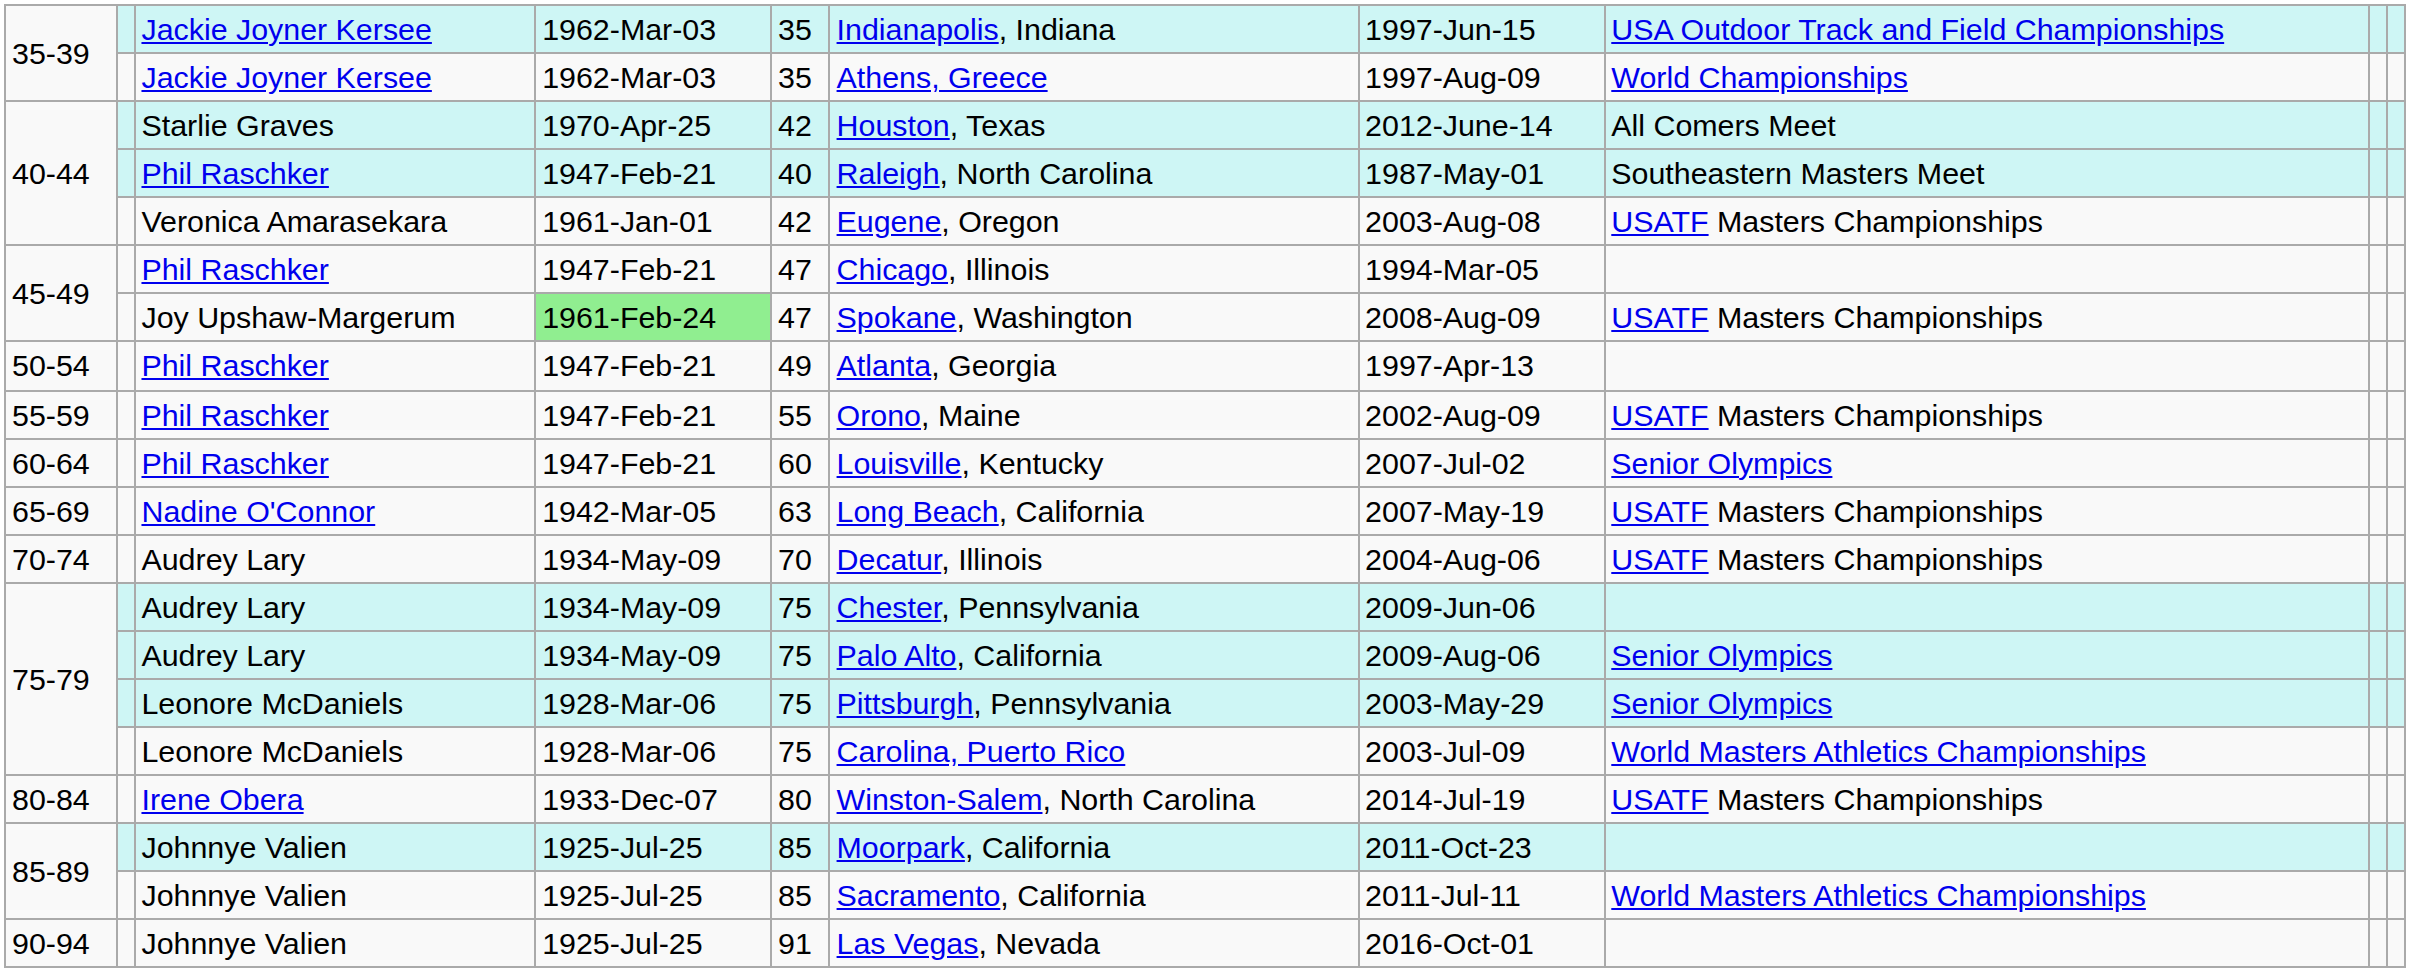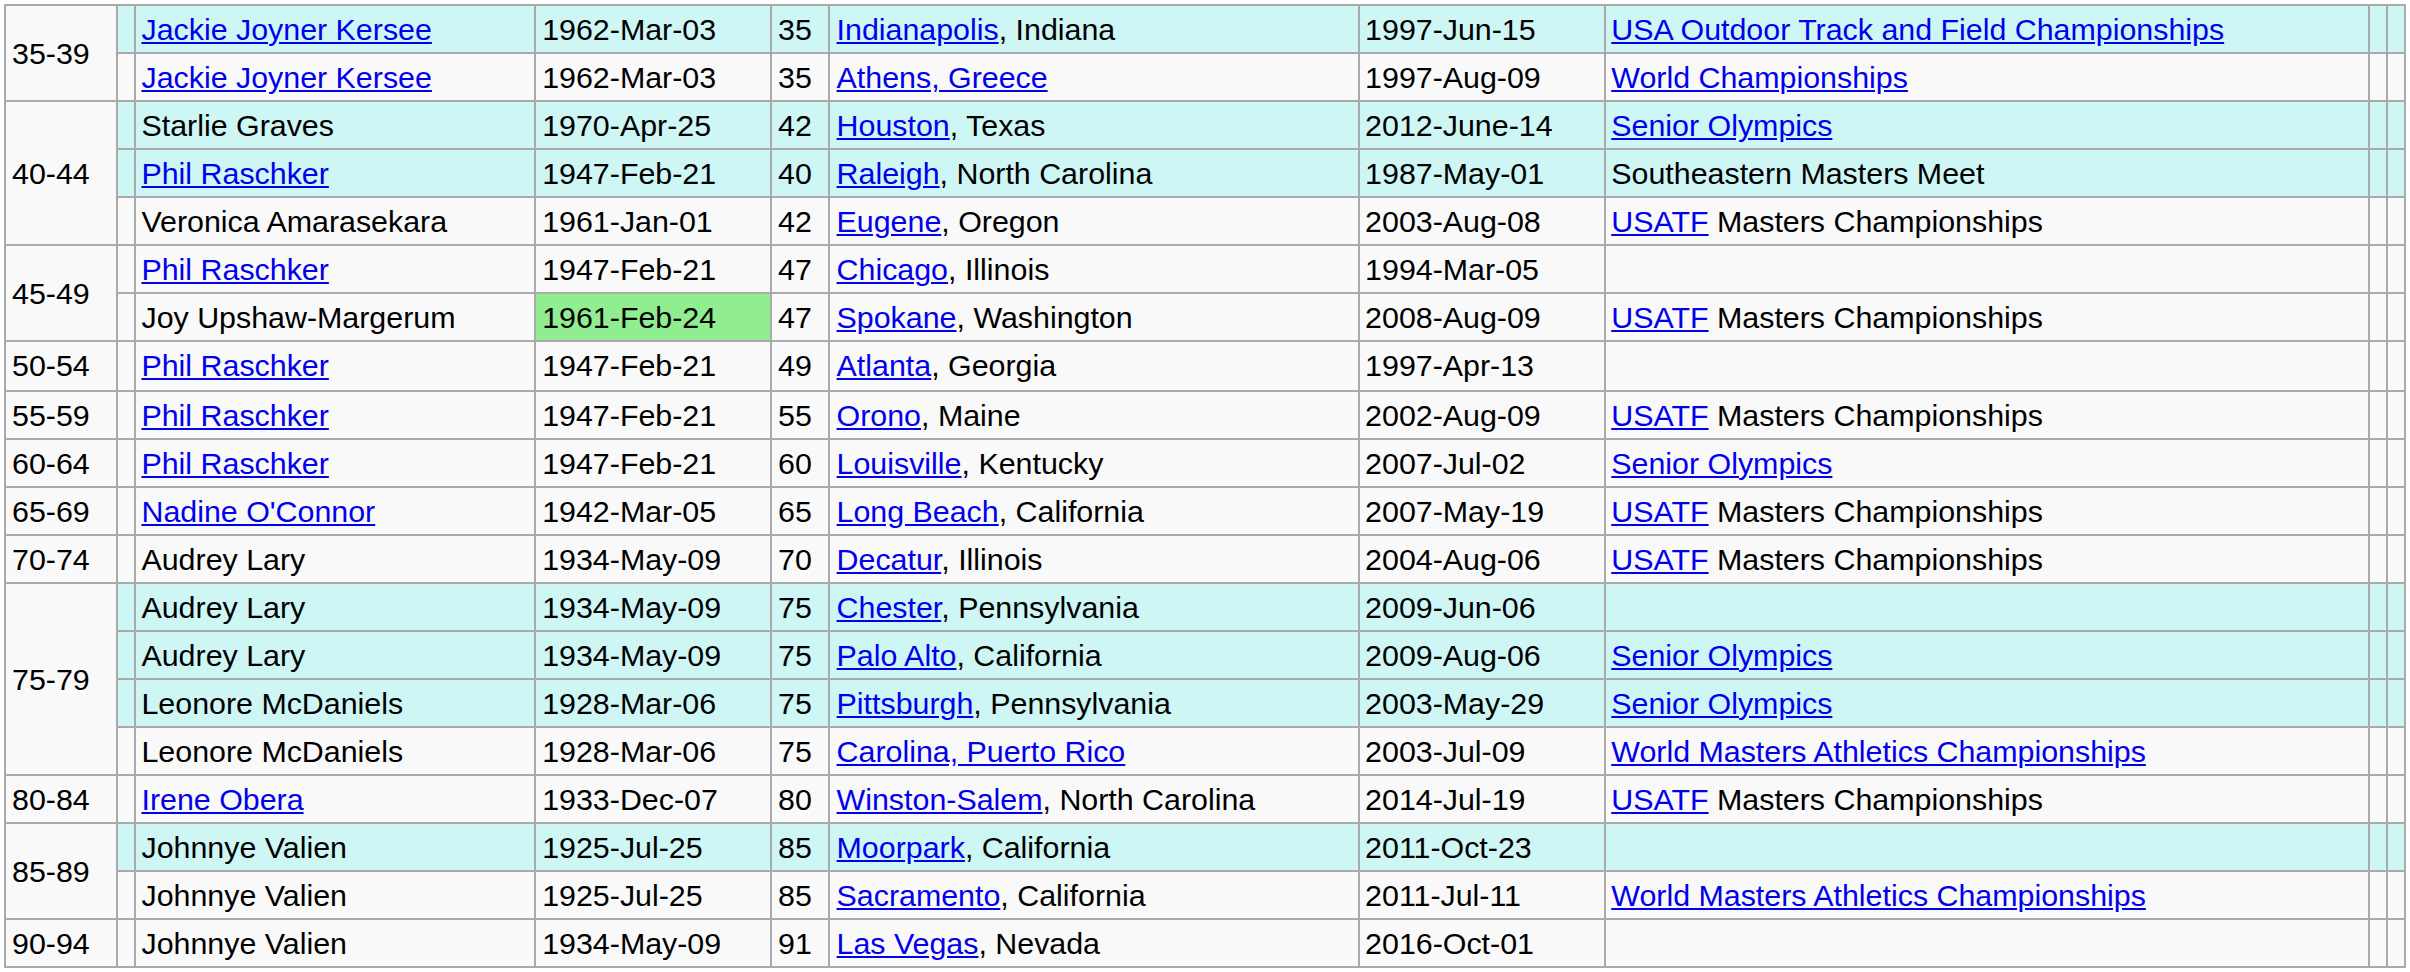(1724, 126) All Comers Meet -> (1722, 126) Senior Olympics
(795, 510) 63 -> (795, 510) 65
(622, 944) 1925-Jul-25 -> (632, 944) 1934-May-09
